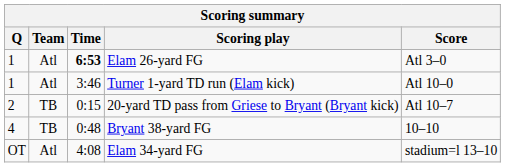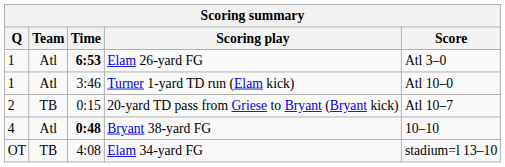(48, 128) TB -> (48, 128) Atl
(89, 128) normal -> (88, 128) bold
(48, 151) Atl -> (48, 151) TB
